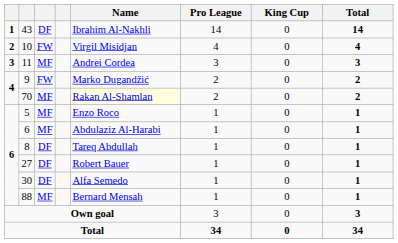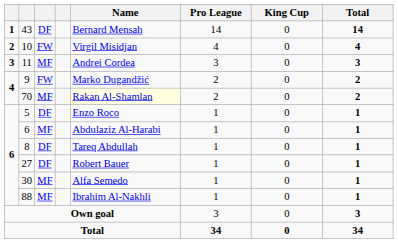(112, 29) Ibrahim Al-Nakhli -> (107, 29) Bernard Mensah
(45, 113) MF -> (45, 113) DF
(45, 180) DF -> (45, 180) MF
(107, 197) Bernard Mensah -> (112, 197) Ibrahim Al-Nakhli
